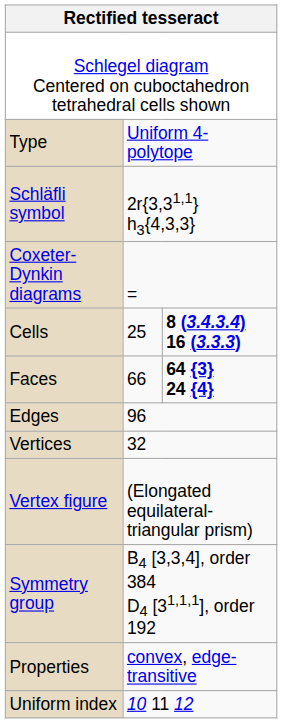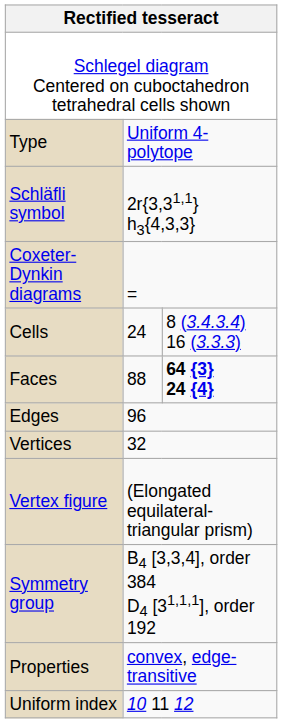(137, 332) 25 -> (137, 332) 24
(206, 332) bold -> (206, 332) normal
(137, 379) 66 -> (137, 379) 88
